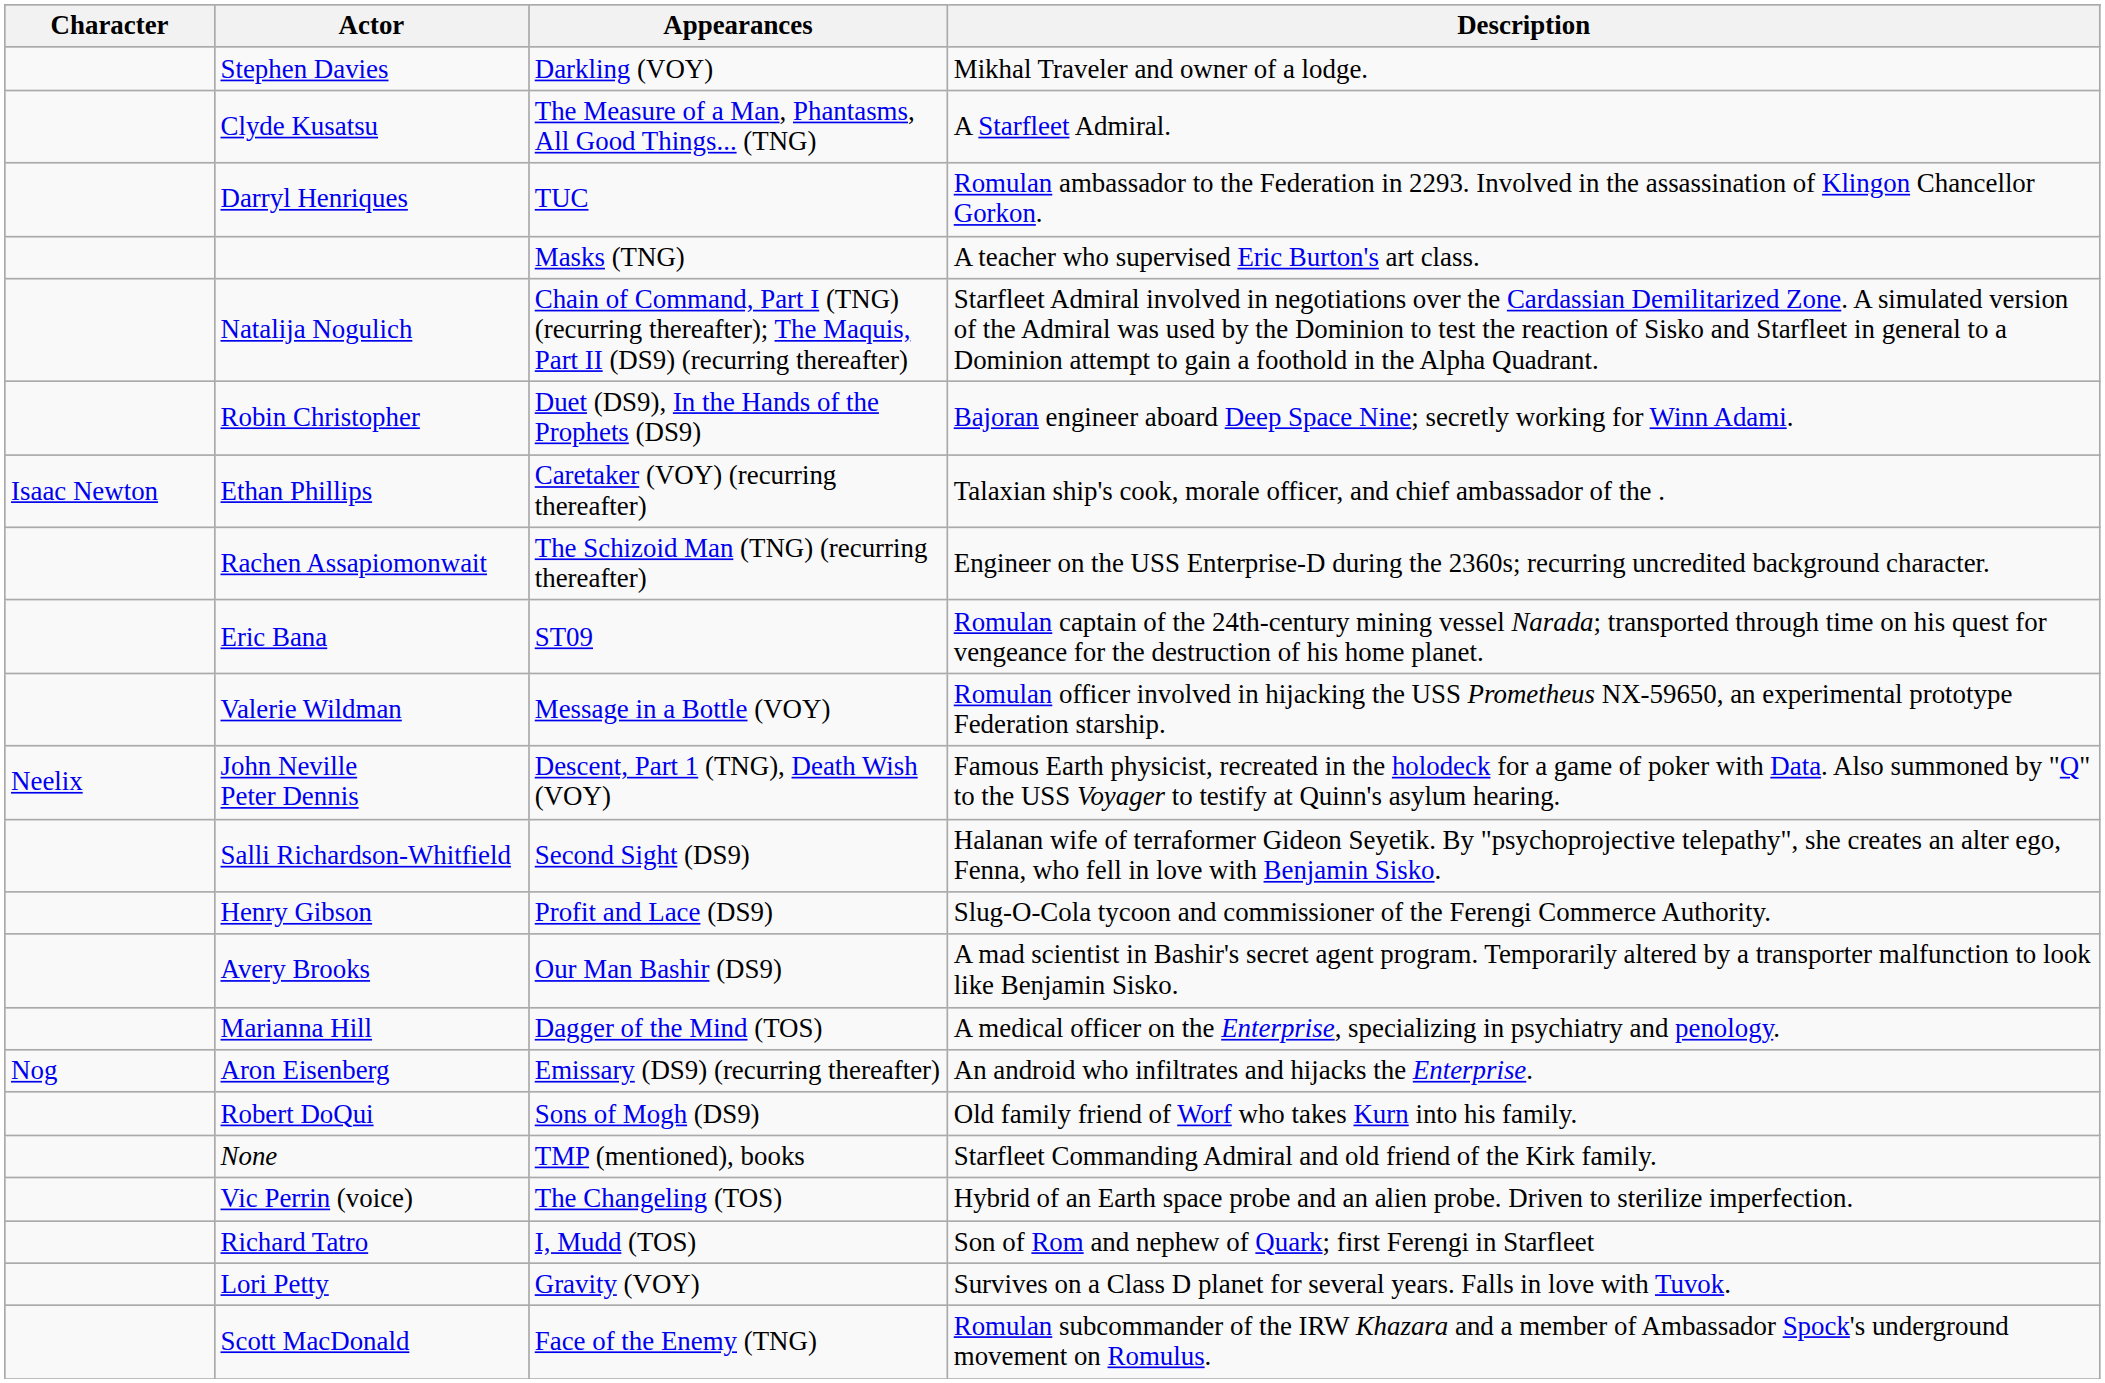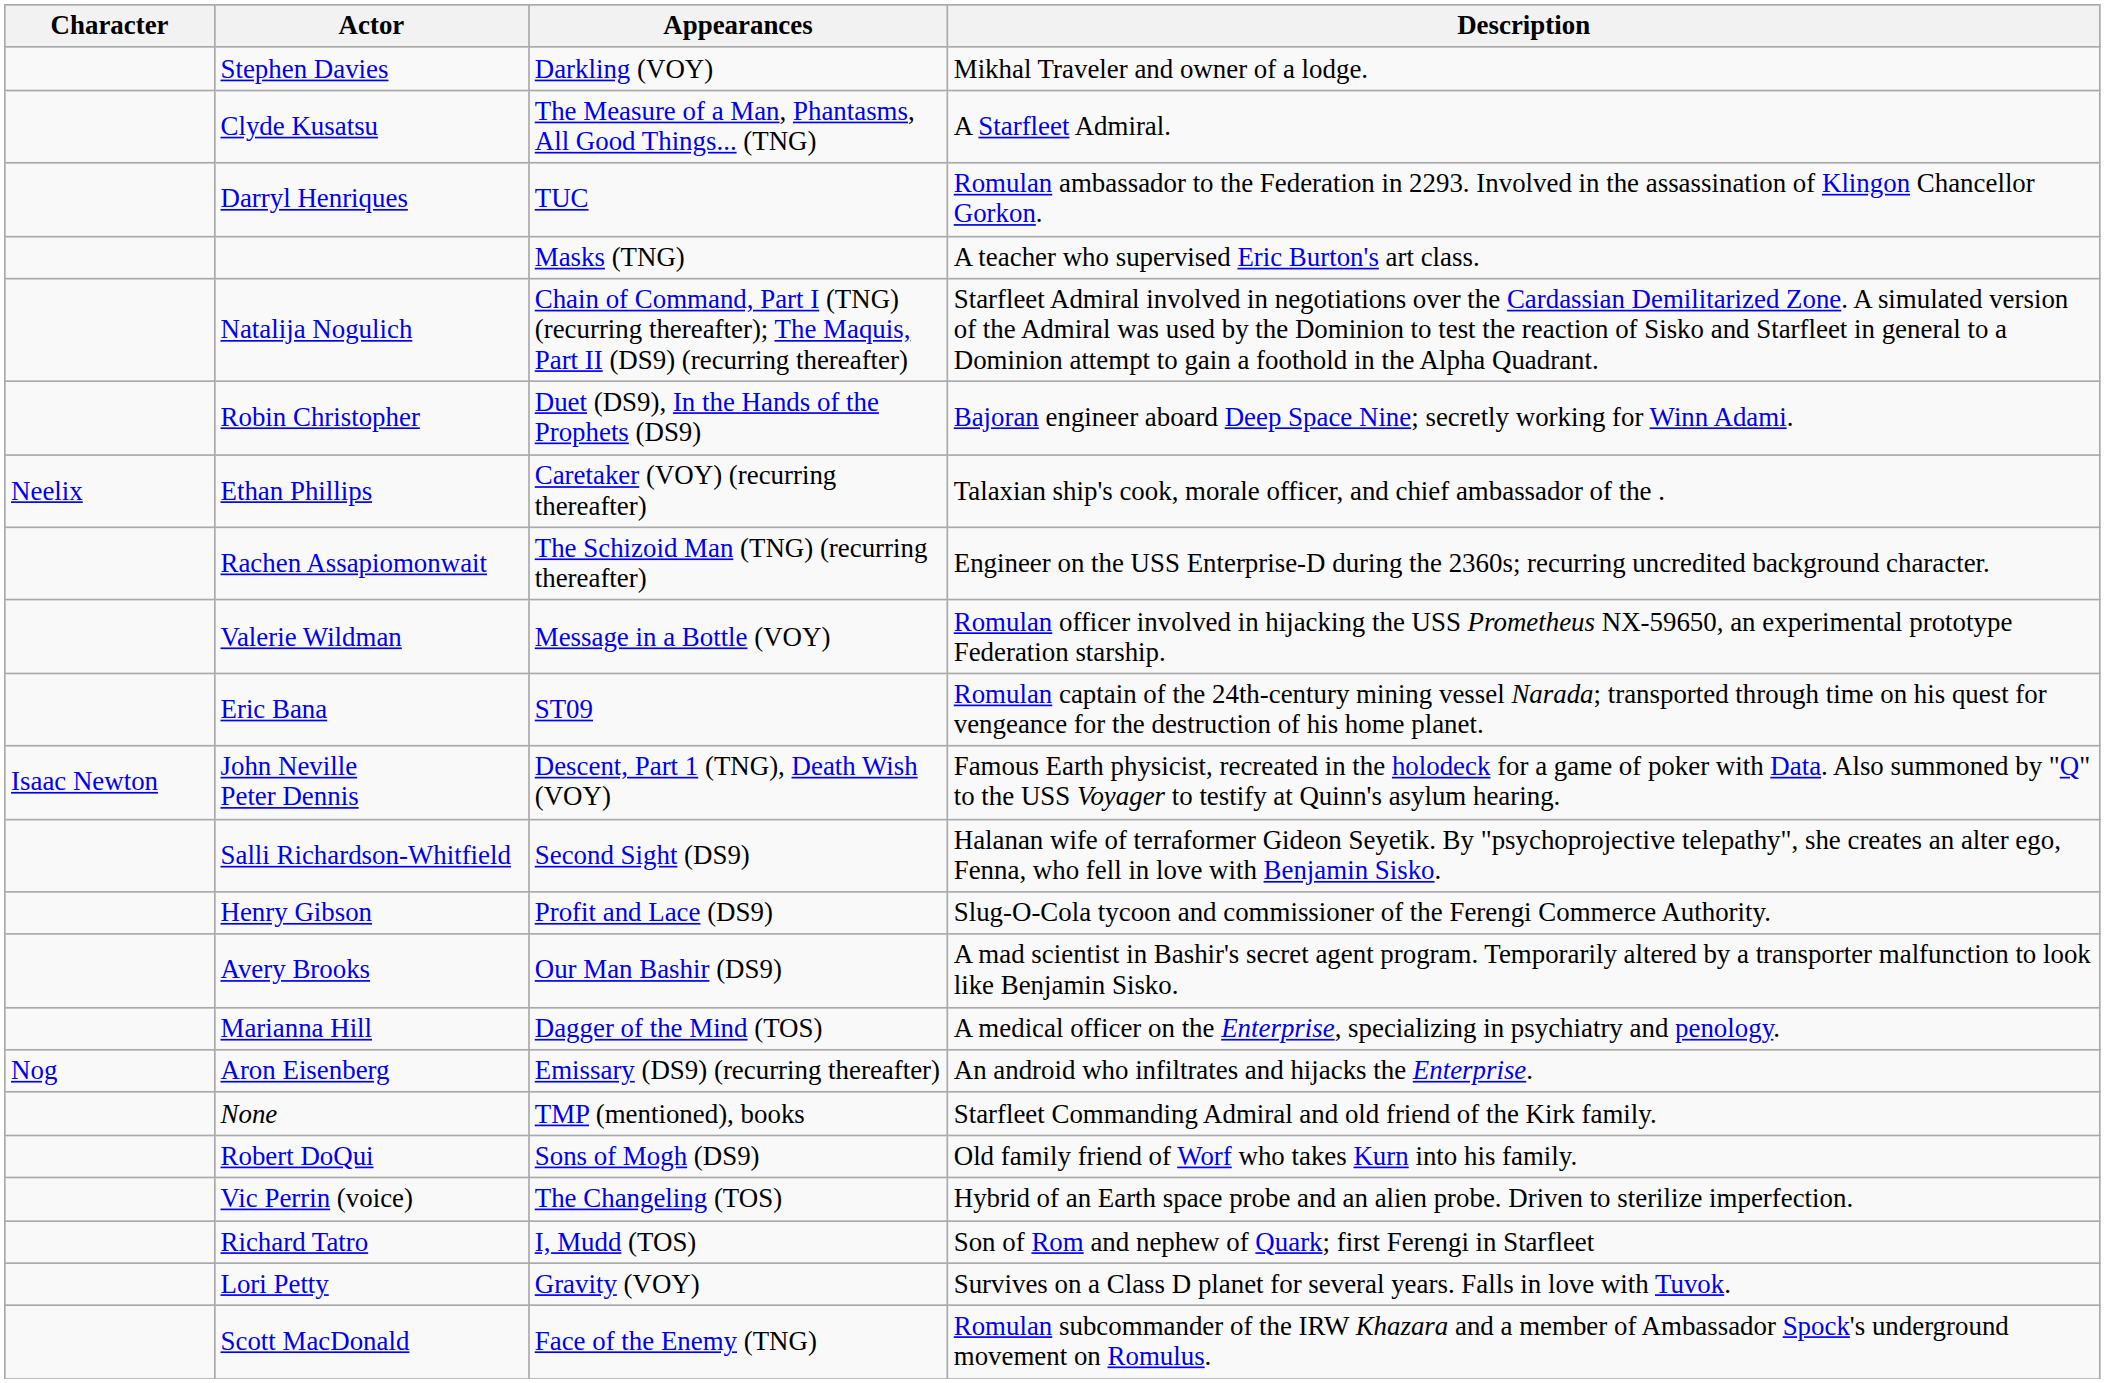(85, 490) Isaac Newton -> (47, 490) Neelix
rows swapped: (274, 636) <-> (311, 709)
(47, 782) Neelix -> (85, 782) Isaac Newton
rows swapped: (297, 1113) <-> (249, 1156)
